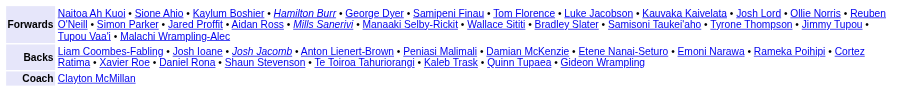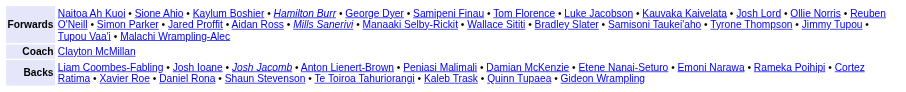rows swapped: (38, 57) <-> (38, 79)
